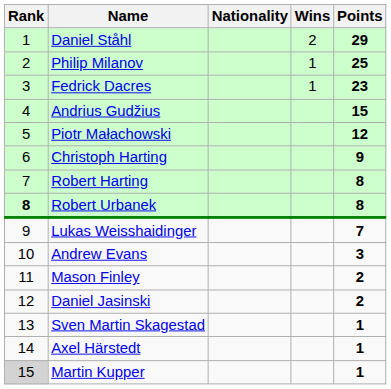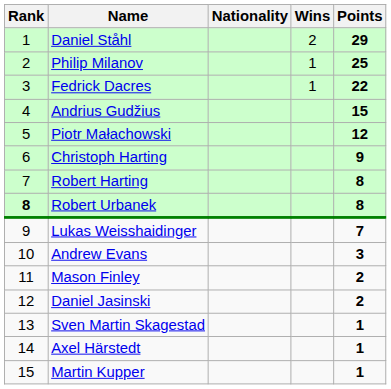(360, 87) 23 -> (360, 87) 22
(26, 372) lightgrey background -> (26, 372) no background
